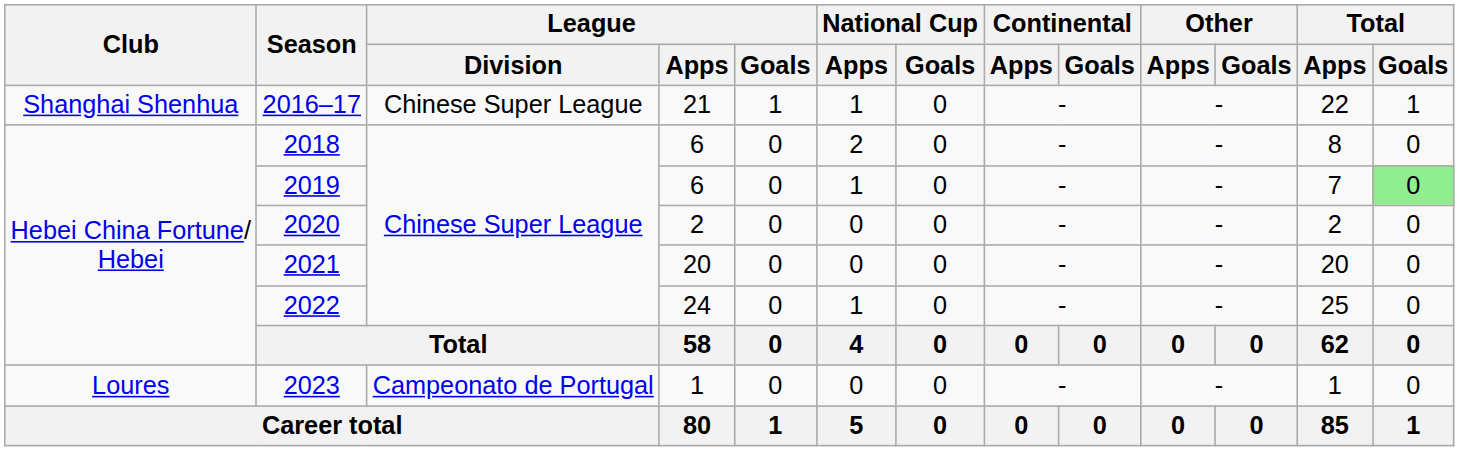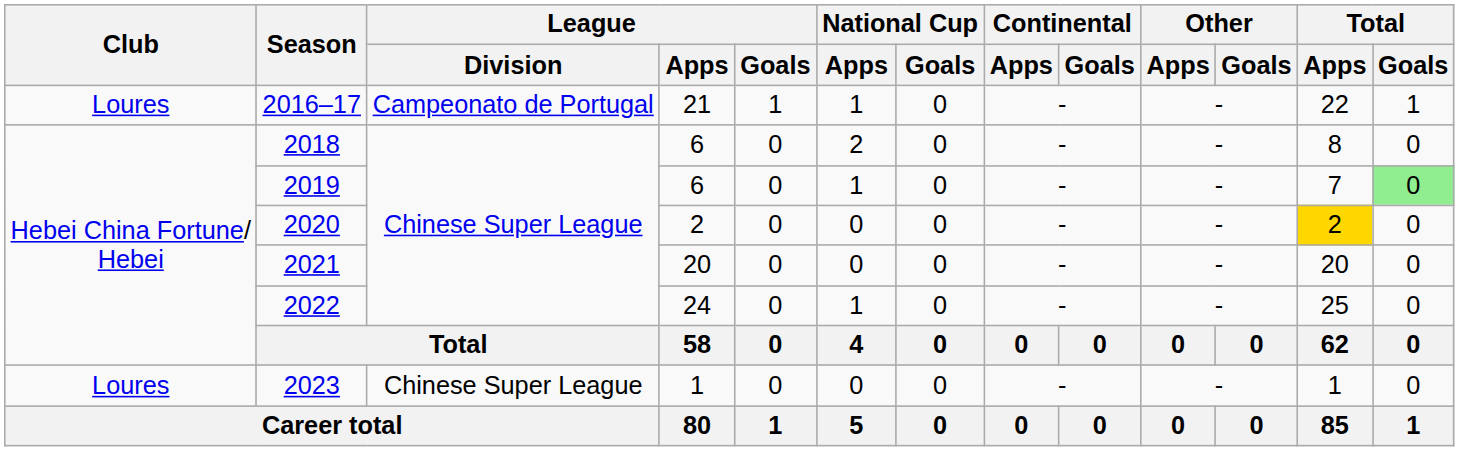(131, 104) Shanghai Shenhua -> (131, 104) Loures
(513, 104) Chinese Super League -> (513, 104) Campeonato de Portugal
(1335, 225) no background -> (1335, 225) gold background
(513, 385) Campeonato de Portugal -> (513, 385) Chinese Super League
